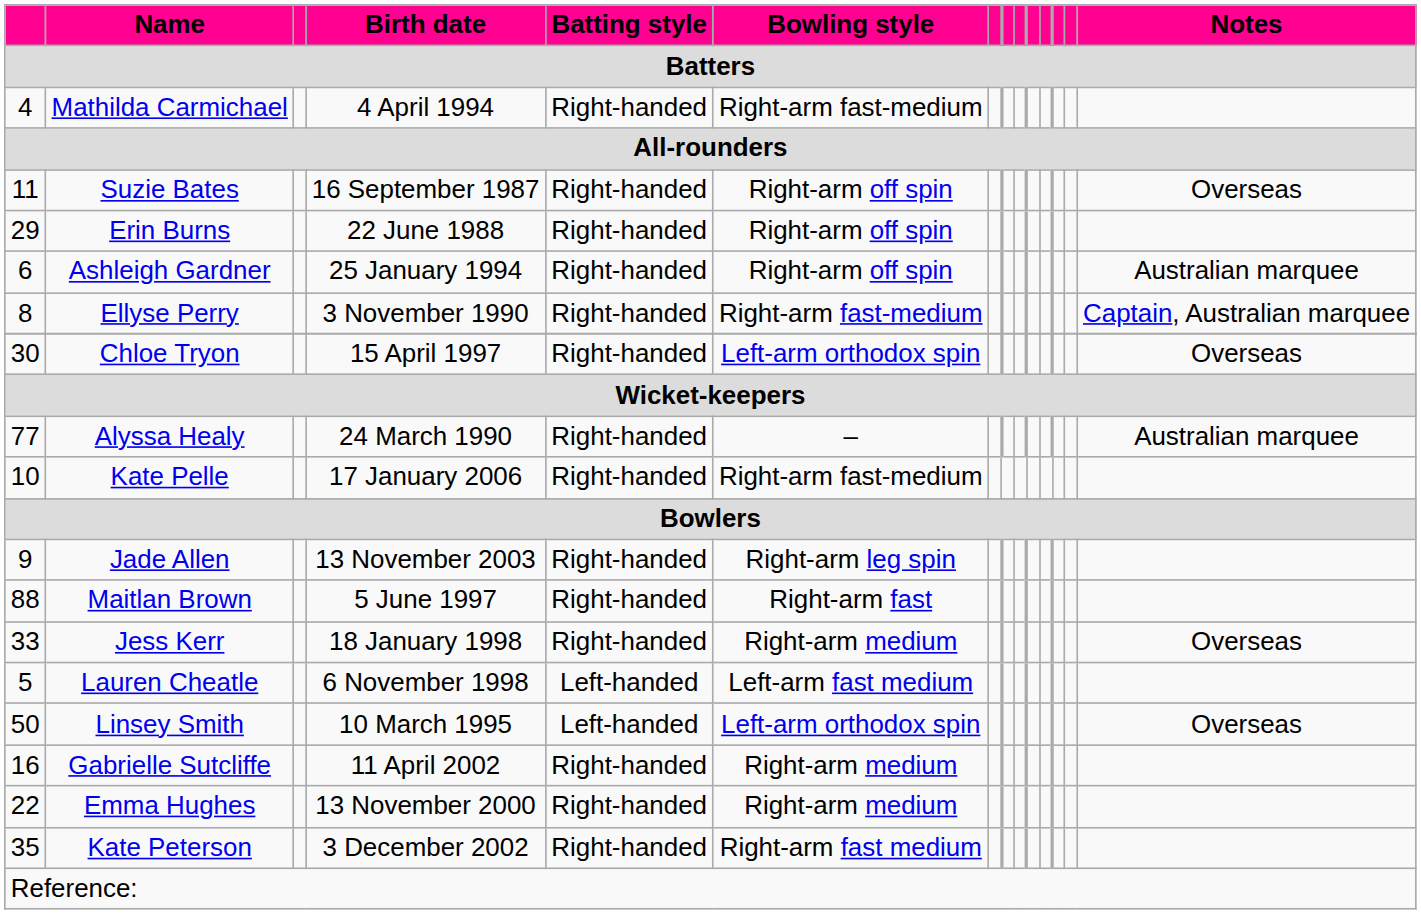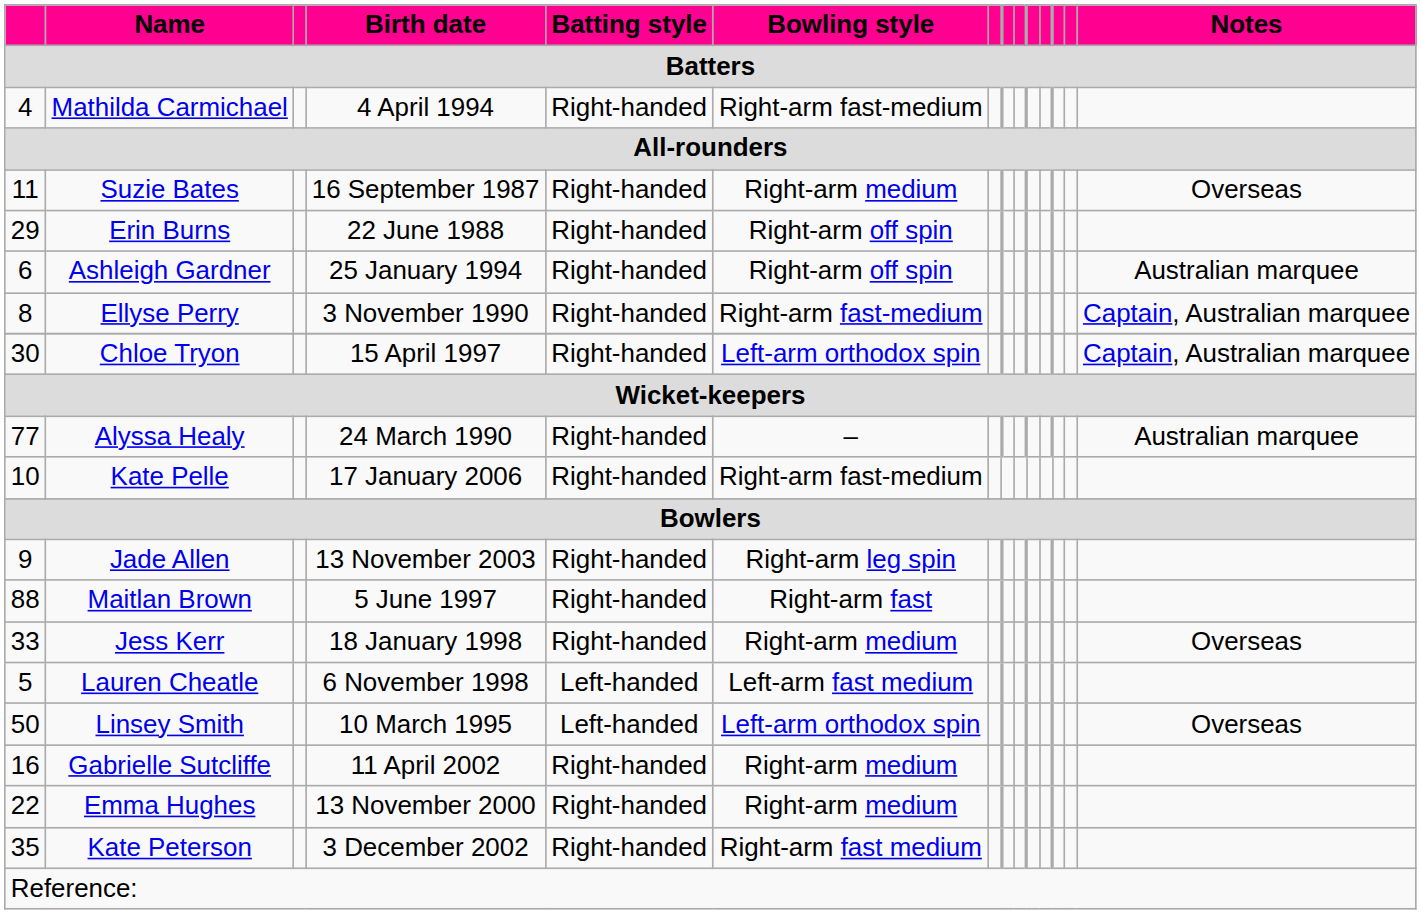(851, 189) Right-arm off spin -> (851, 189) Right-arm medium
(1247, 353) Overseas -> (1247, 353) Captain, Australian marquee
